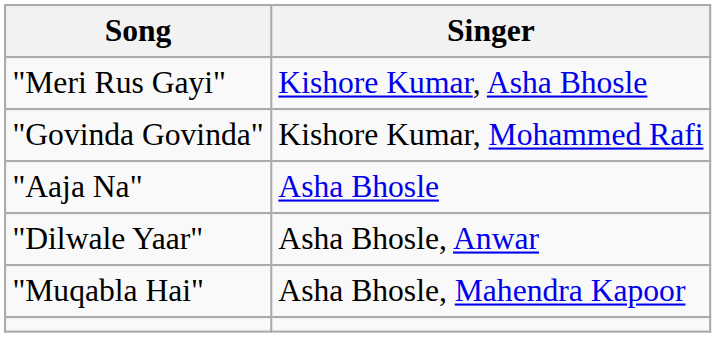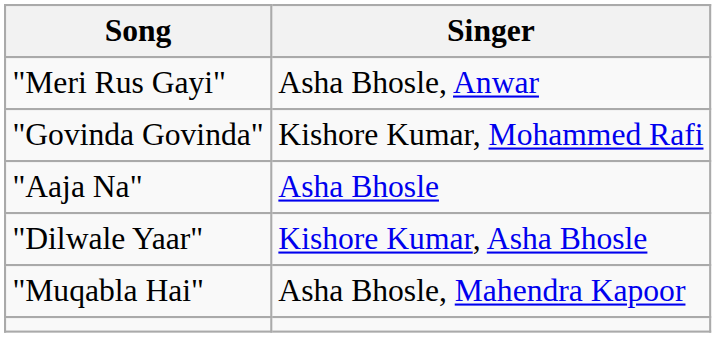(463, 82) Kishore Kumar, Asha Bhosle -> (409, 82) Asha Bhosle, Anwar
(409, 239) Asha Bhosle, Anwar -> (463, 239) Kishore Kumar, Asha Bhosle
